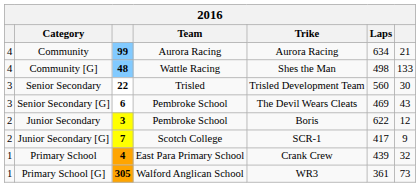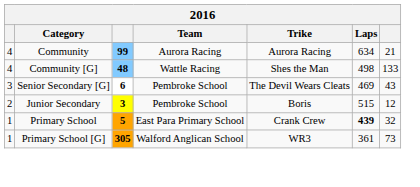- row: (63, 85)
(381, 120) 622 -> (366, 103) 515
- row: (63, 138)
(123, 155) 4 -> (123, 120) 5
(381, 155) normal -> (366, 120) bold
